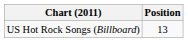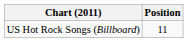(163, 29) 13 -> (163, 29) 11
